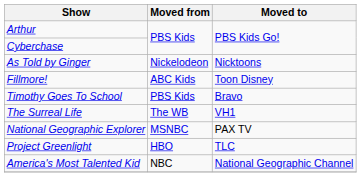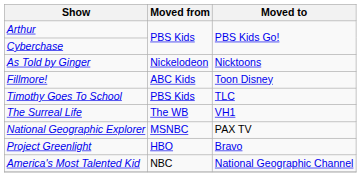(229, 96) Bravo -> (225, 96) TLC
(225, 146) TLC -> (229, 146) Bravo
